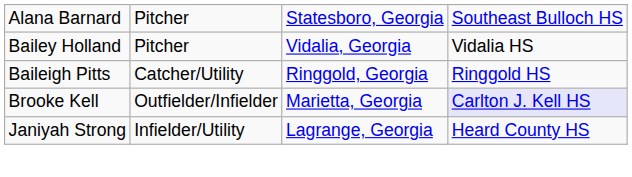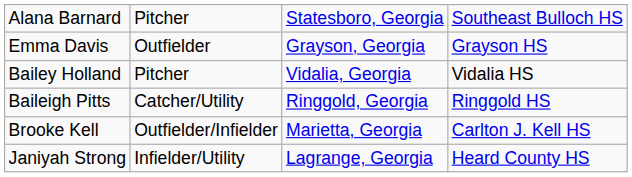+ row: (58, 46)
(521, 102) lavender background -> (521, 130) no background
